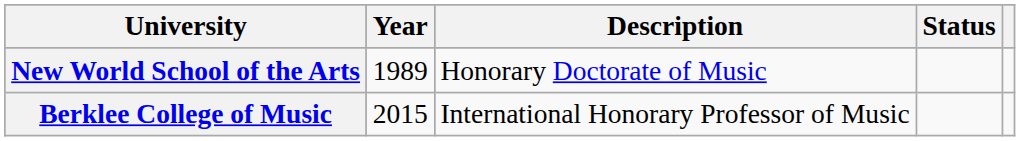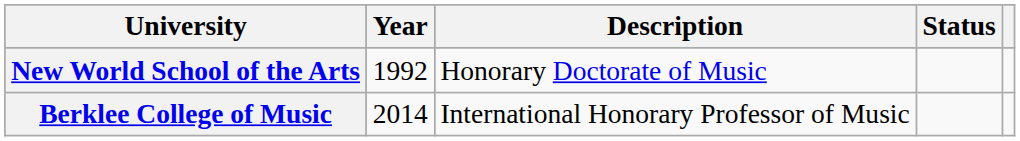(400, 69) 1989 -> (400, 69) 1992
(400, 113) 2015 -> (400, 113) 2014
